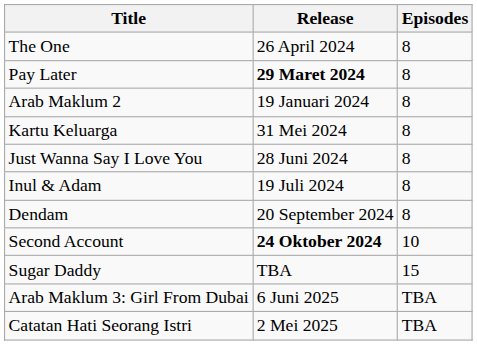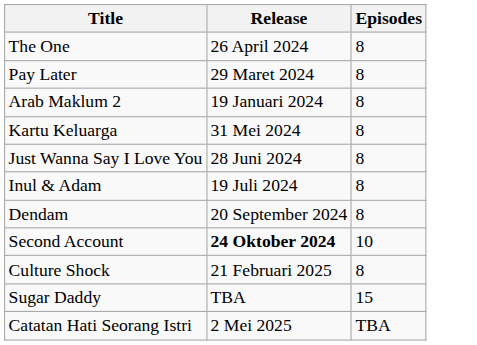(311, 74) bold -> (262, 74) normal
+ row: (59, 269)
- row: (129, 297)
